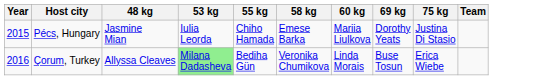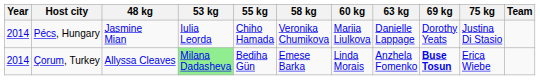+ column: (396, 12)
(18, 34) 2015 -> (18, 34) 2014
(294, 34) Emese Barka -> (304, 34) Veronika Chumikova
(18, 61) 2016 -> (18, 61) 2014
(304, 61) Veronika Chumikova -> (294, 61) Emese Barka
(389, 61) normal -> (437, 61) bold
